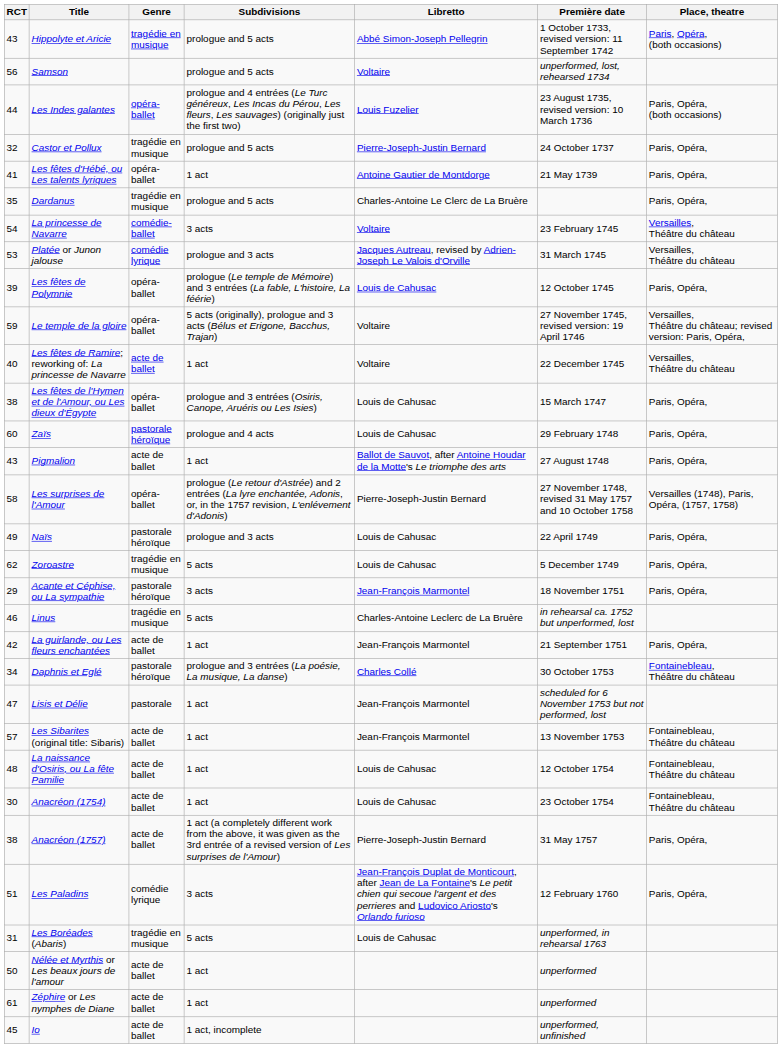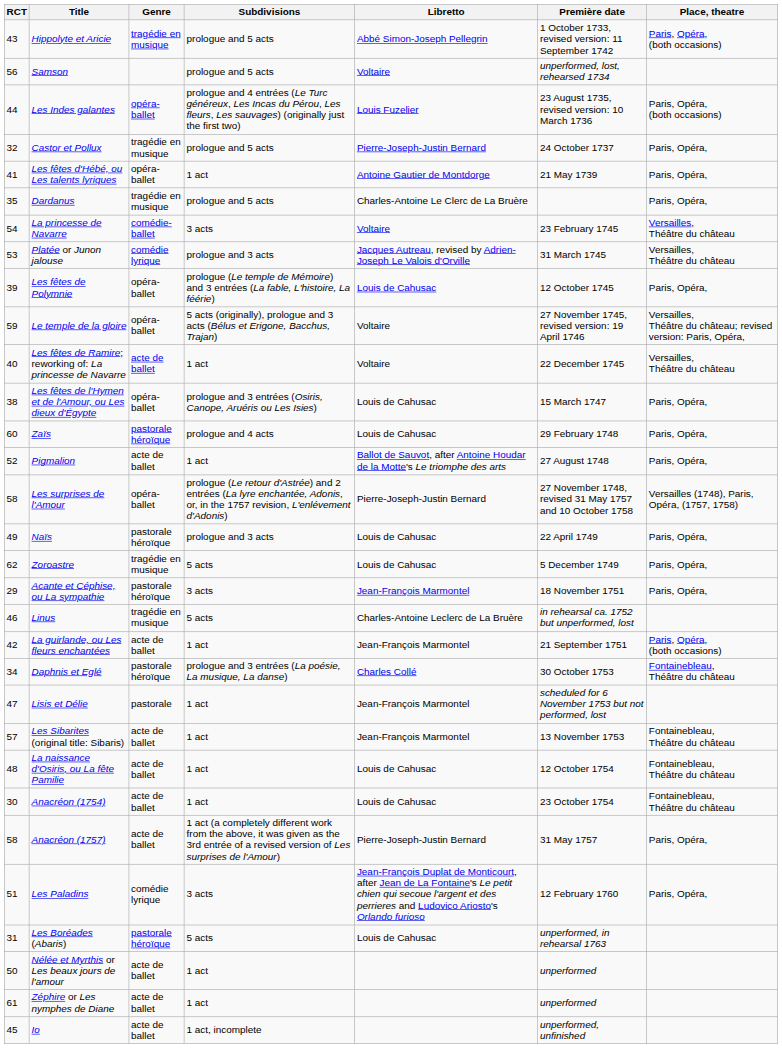(12, 461) 43 -> (12, 461) 52
(678, 645) Paris, Opéra, -> (685, 645) Paris, Opéra, (both occasions)
(12, 839) 38 -> (12, 839) 58
(156, 938) tragédie en musique -> (151, 938) pastorale héroïque
